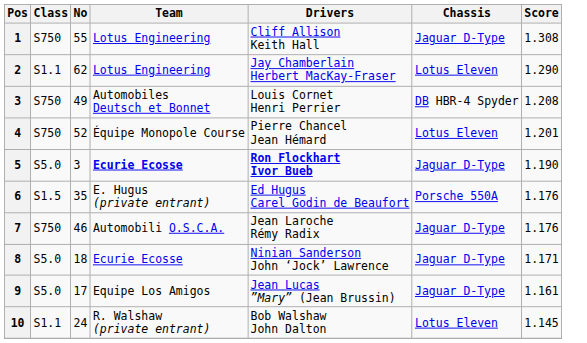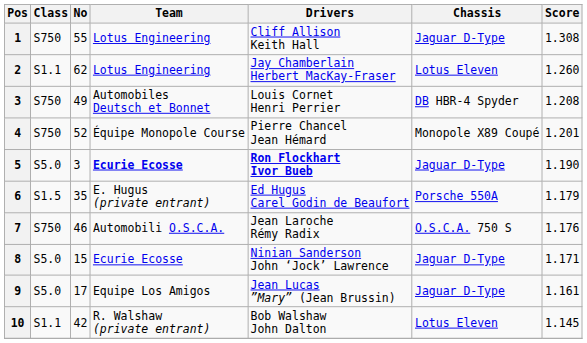(542, 71) 1.290 -> (562, 71) 1.260
(456, 134) Lotus Eleven -> (477, 134) Monopole X89 Coupé
(542, 197) 1.176 -> (562, 197) 1.179
(460, 229) Jaguar D-Type -> (463, 229) O.S.C.A. 750 S
(80, 260) 18 -> (80, 260) 15
(80, 323) 24 -> (80, 323) 42
